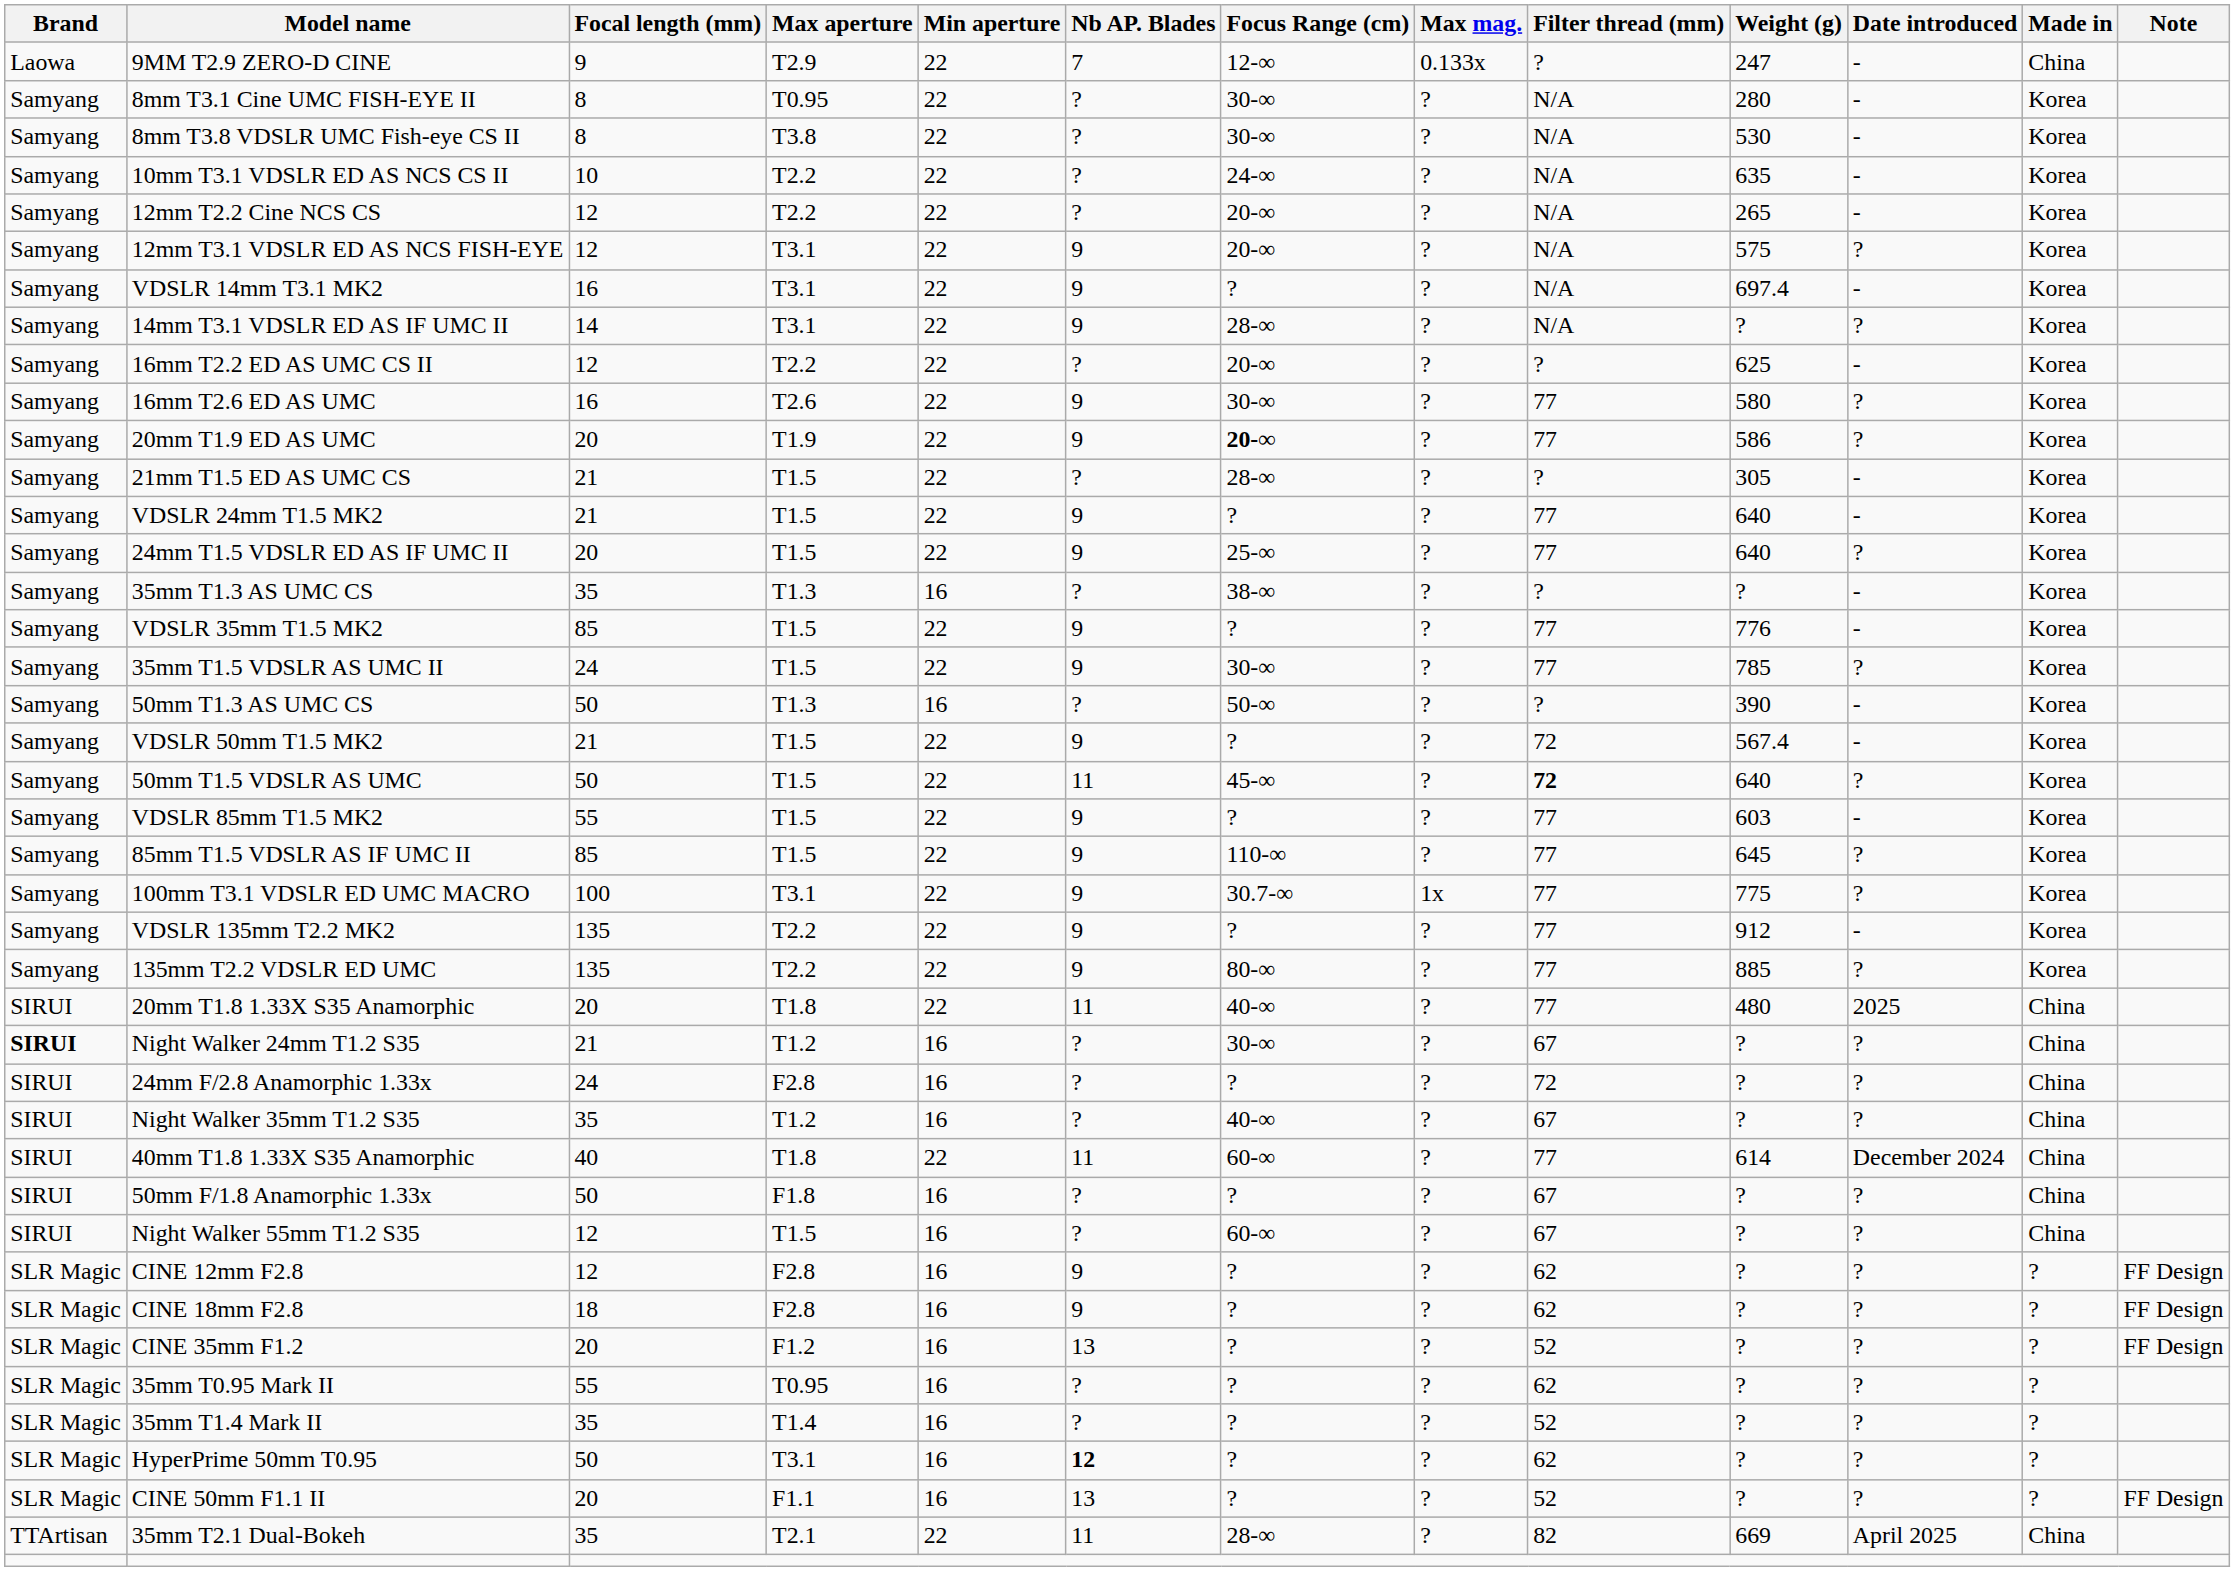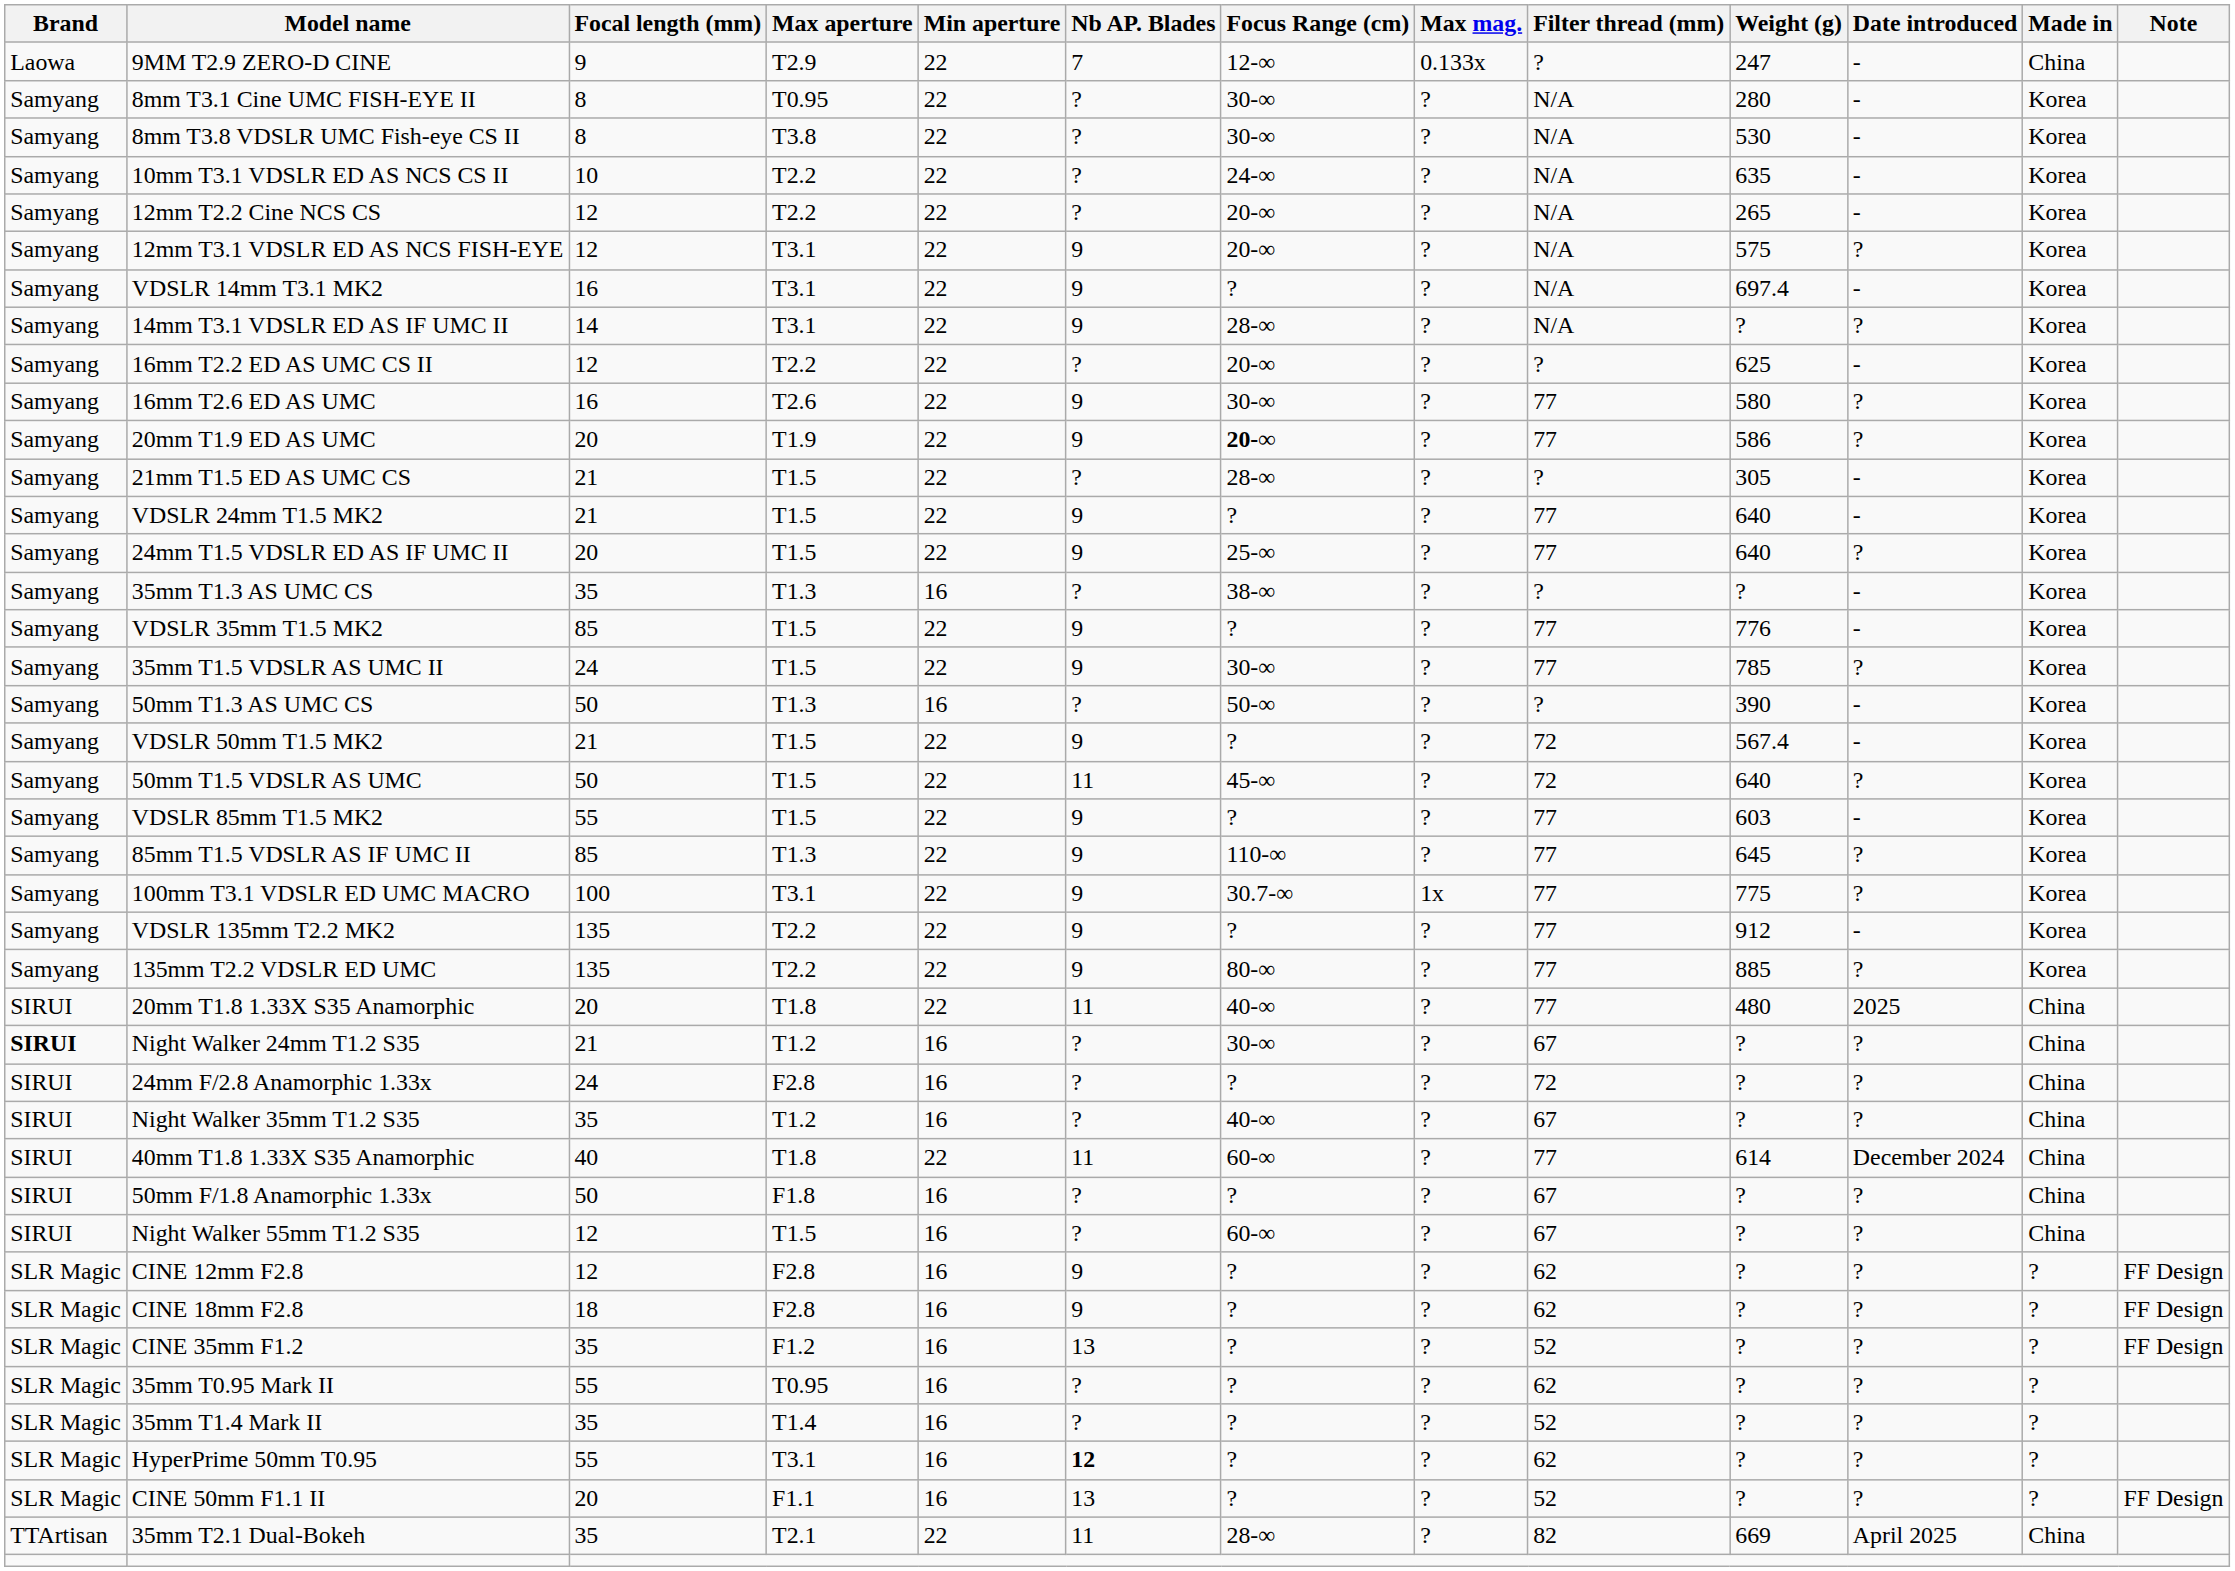(1545, 779) bold -> (1545, 779) normal
(794, 855) T1.5 -> (794, 855) T1.3
(586, 1346) 20 -> (586, 1346) 35
(586, 1460) 50 -> (586, 1460) 55
